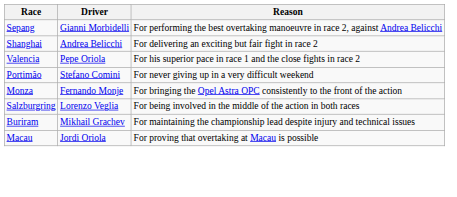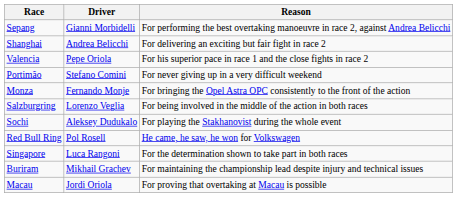+ row: (17, 121)
+ row: (34, 137)
+ row: (26, 153)
